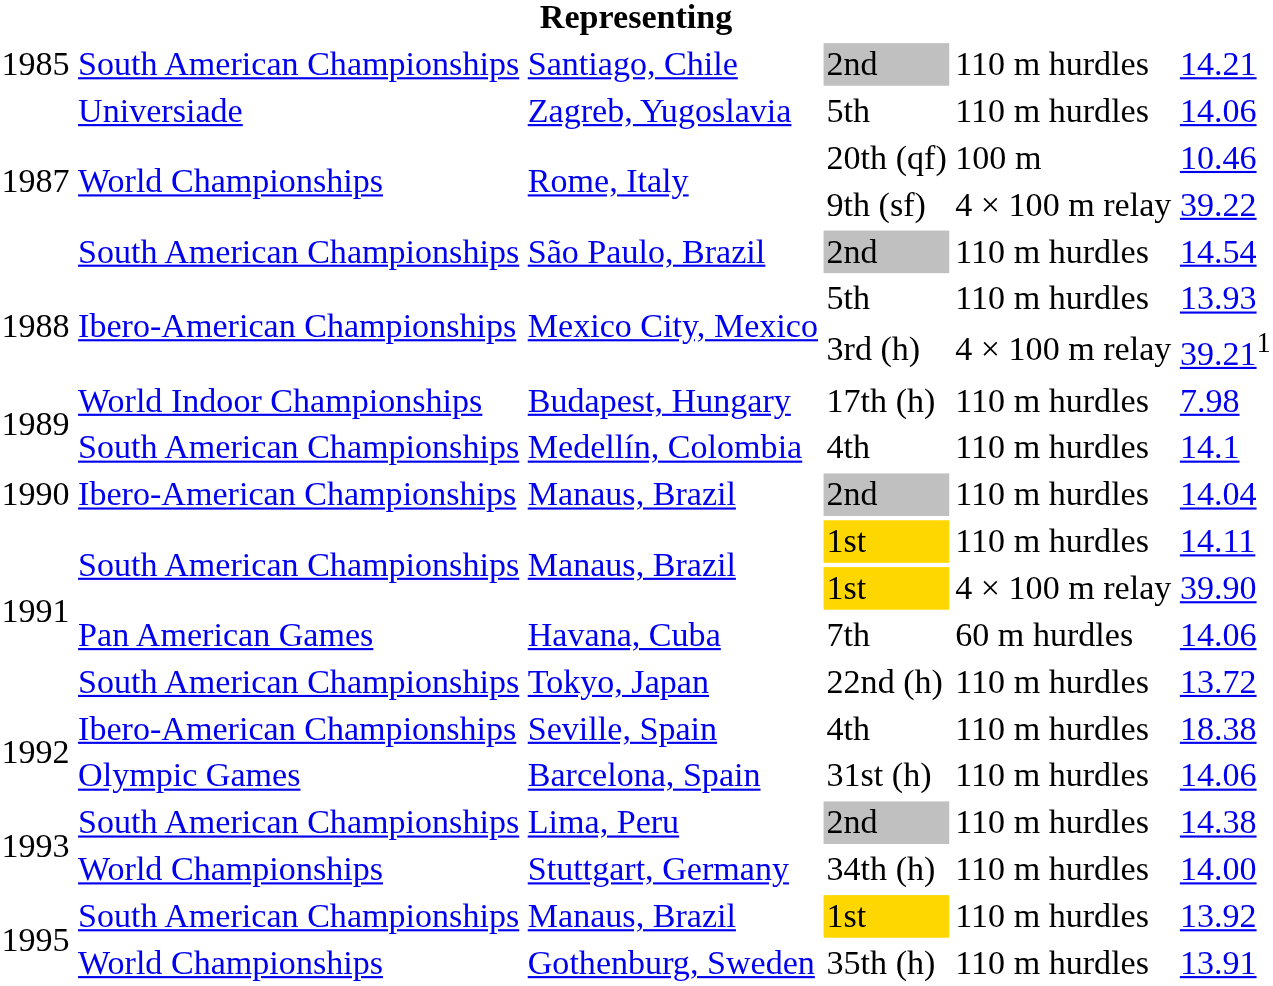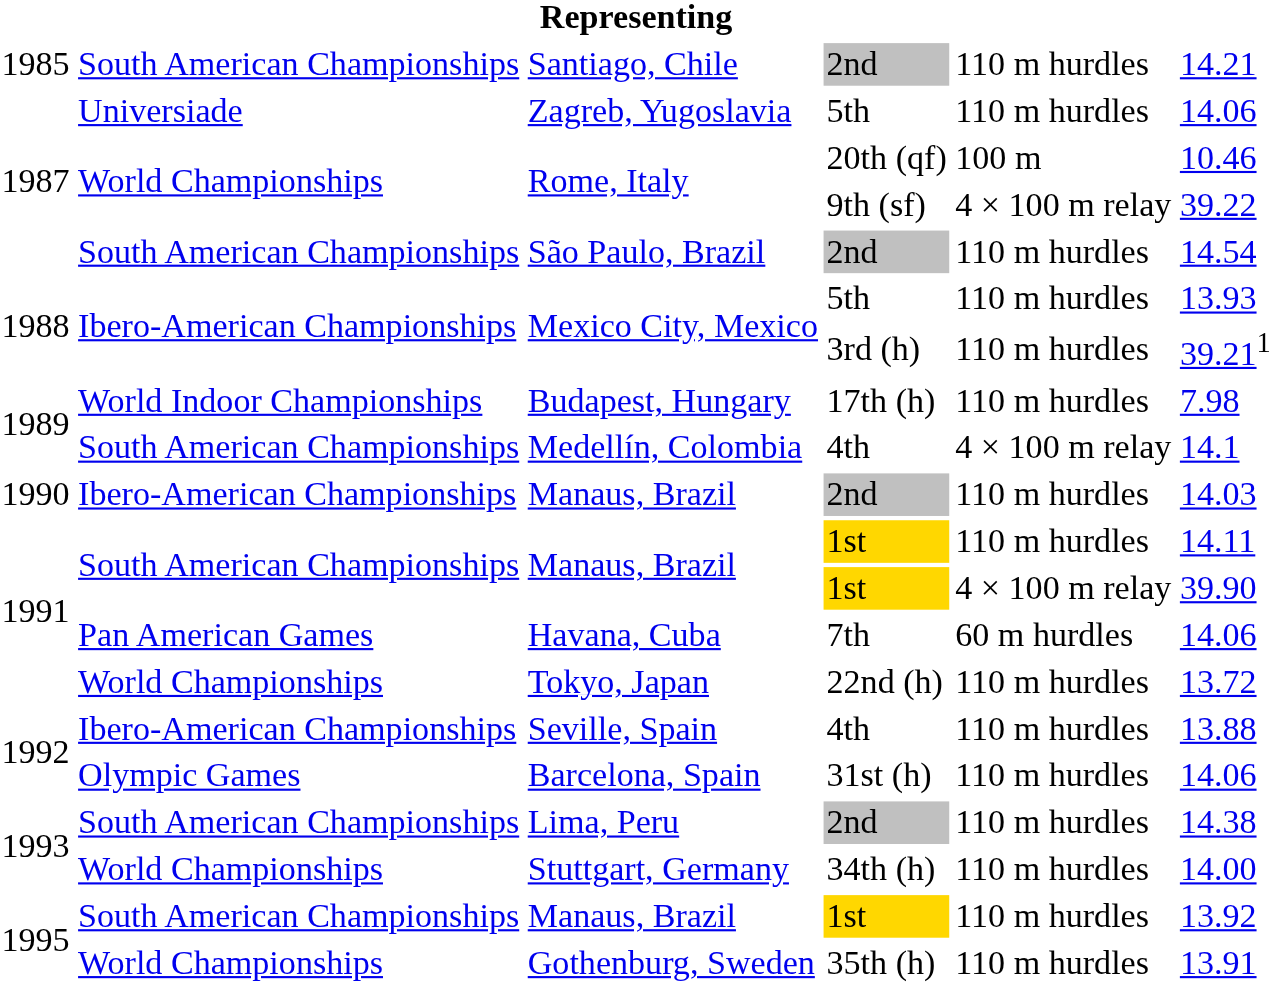(1063, 349) 4 × 100 m relay -> (1052, 349) 110 m hurdles
(1052, 447) 110 m hurdles -> (1063, 447) 4 × 100 m relay
(1218, 494) 14.04 -> (1218, 494) 14.03
(299, 682) South American Championships -> (231, 682) World Championships
(1218, 729) 18.38 -> (1218, 729) 13.88
